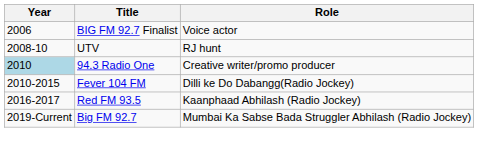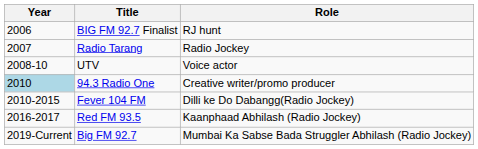(210, 30) Voice actor -> (202, 30) RJ hunt
+ row: (110, 48)
(202, 48) RJ hunt -> (210, 65) Voice actor
